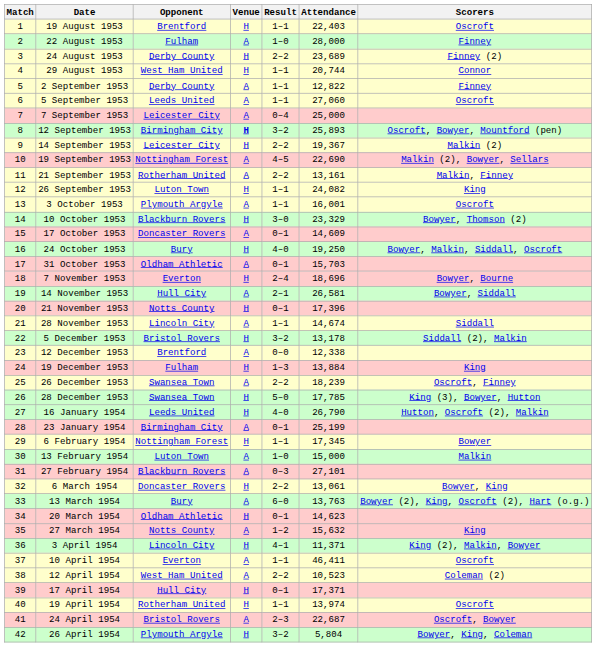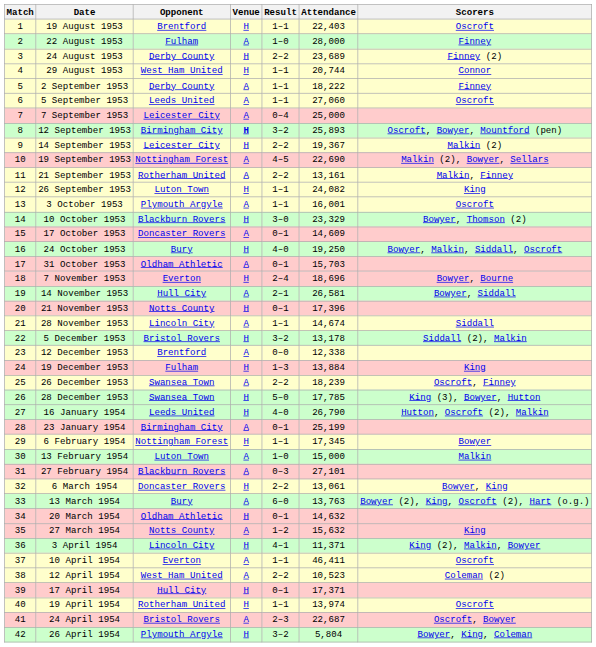(329, 86) 12,822 -> (329, 86) 18,222
(329, 516) 14,623 -> (329, 516) 14,632
